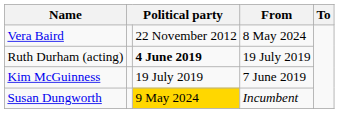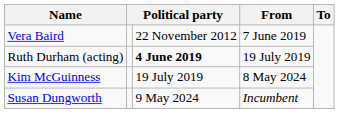(274, 35) 8 May 2024 -> (274, 35) 7 June 2019
(274, 77) 7 June 2019 -> (274, 77) 8 May 2024
(167, 98) gold background -> (167, 98) no background
